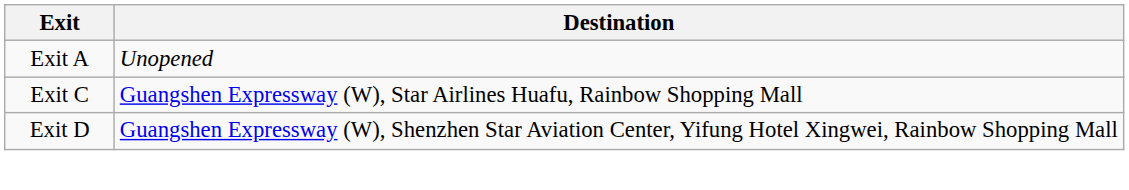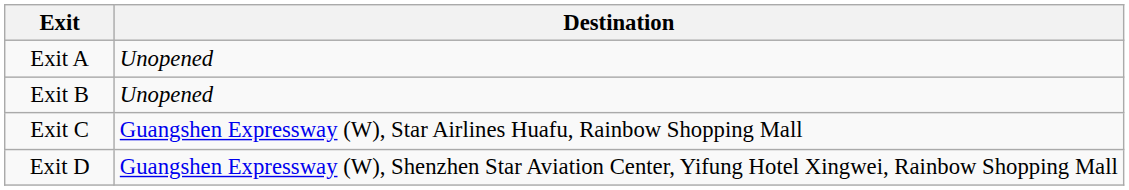+ row: (60, 94)
